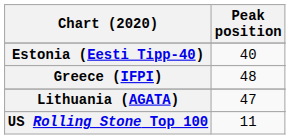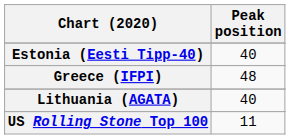(248, 100) 47 -> (248, 100) 40
